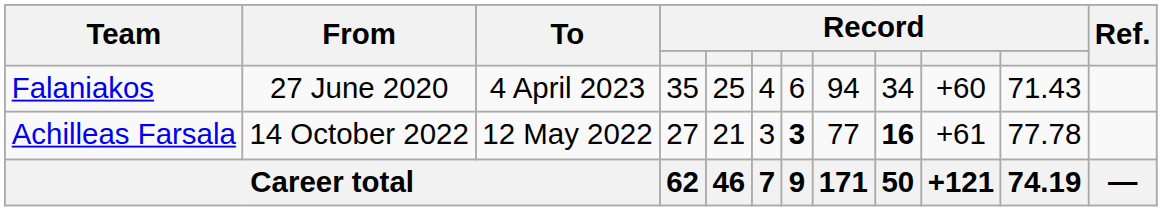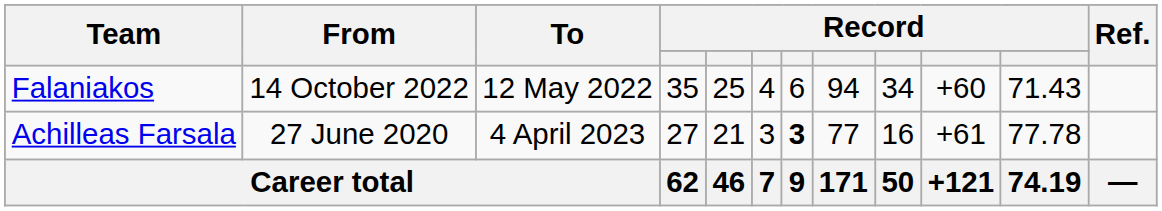(359, 88) 27 June 2020 -> (359, 88) 14 October 2022
(567, 88) 4 April 2023 -> (567, 88) 12 May 2022
(359, 134) 14 October 2022 -> (359, 134) 27 June 2020
(567, 134) 12 May 2022 -> (567, 134) 4 April 2023
(898, 134) bold -> (898, 134) normal
